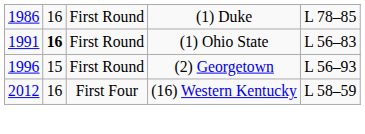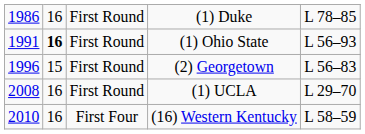(330, 41) L 56–83 -> (330, 41) L 56–93
(330, 66) L 56–93 -> (330, 66) L 56–83
+ row: (224, 91)
(24, 91) 2012 -> (24, 116) 2010
